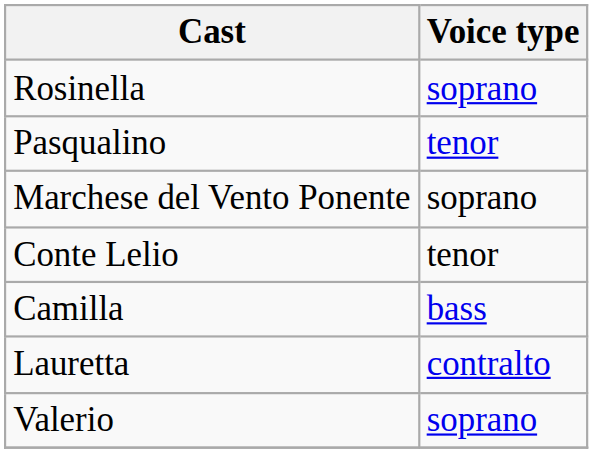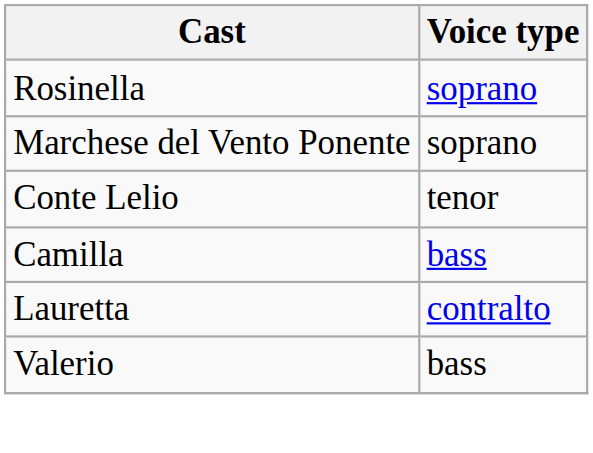- row: (90, 142)
(482, 419) soprano -> (457, 364) bass
